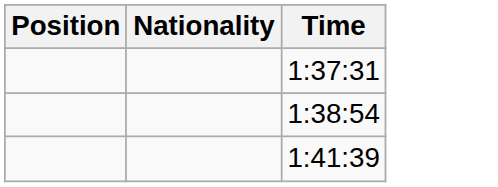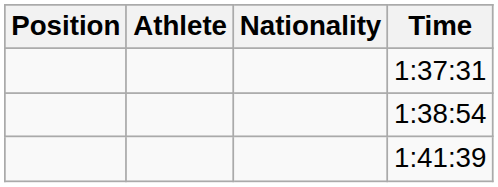+ column: (180, 26)
